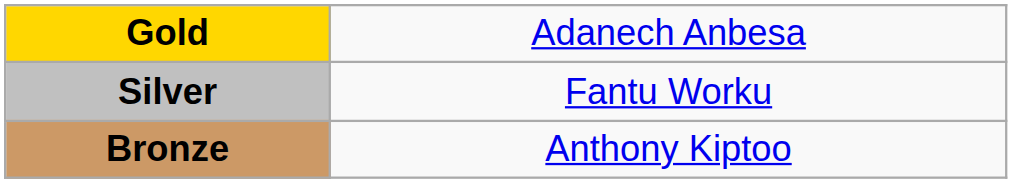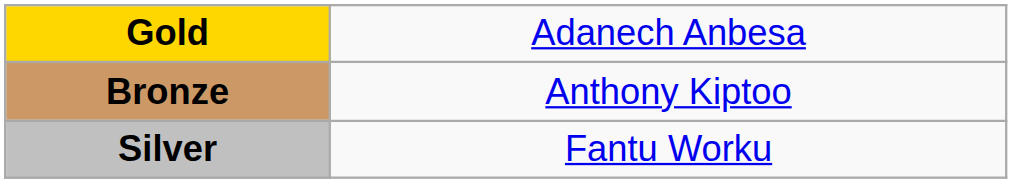rows swapped: (168, 90) <-> (168, 148)
